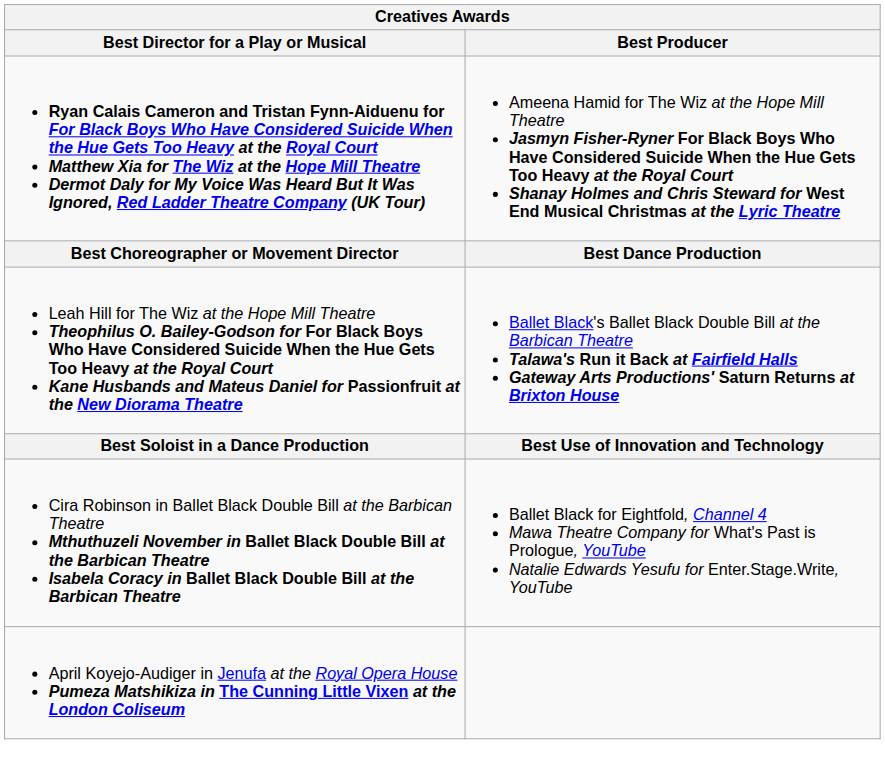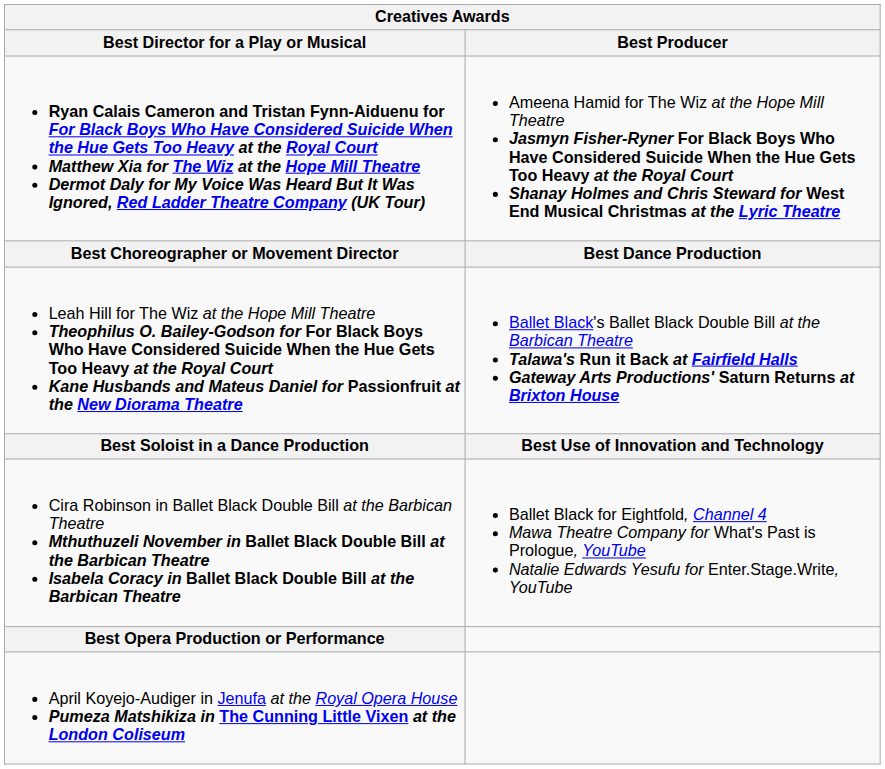+ row: (235, 639)
